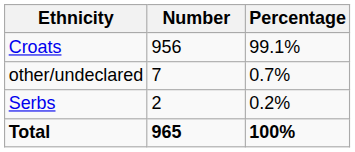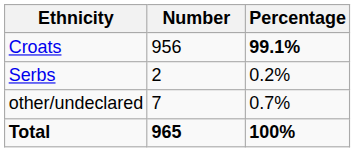(275, 47) normal -> (275, 47) bold
rows swapped: (32, 103) <-> (76, 75)
